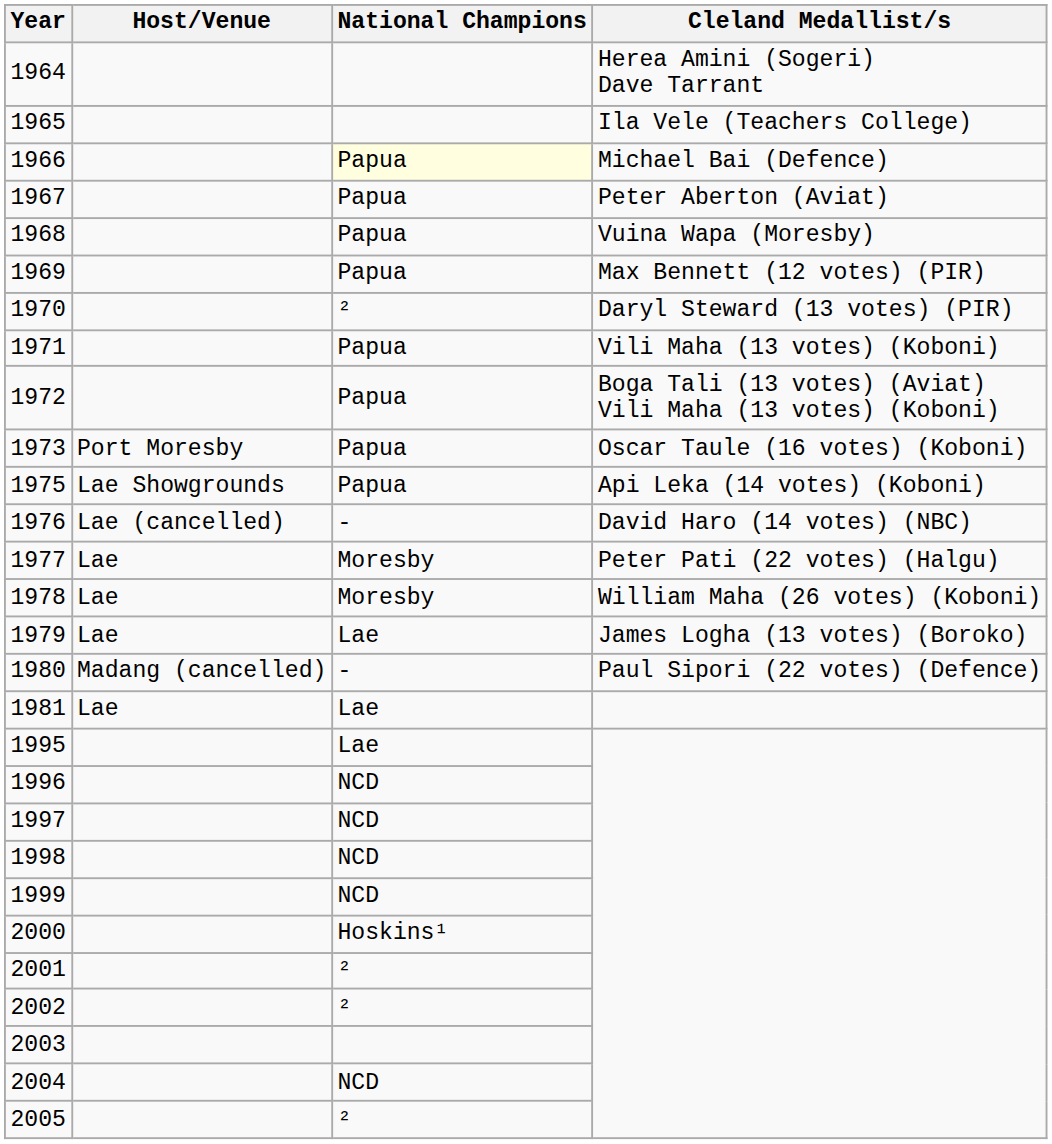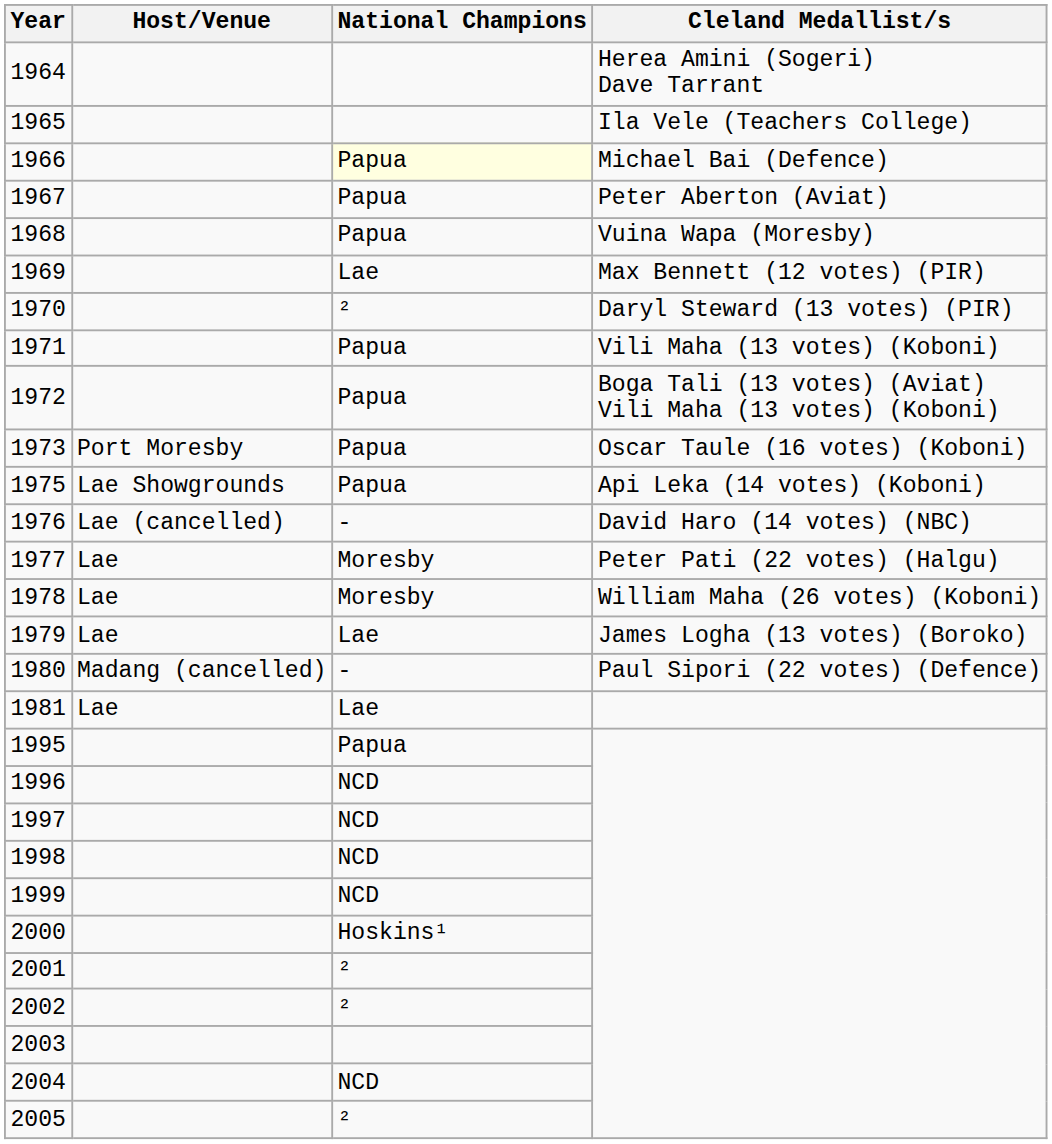(372, 274) Papua -> (358, 274) Lae
(358, 747) Lae -> (372, 747) Papua
